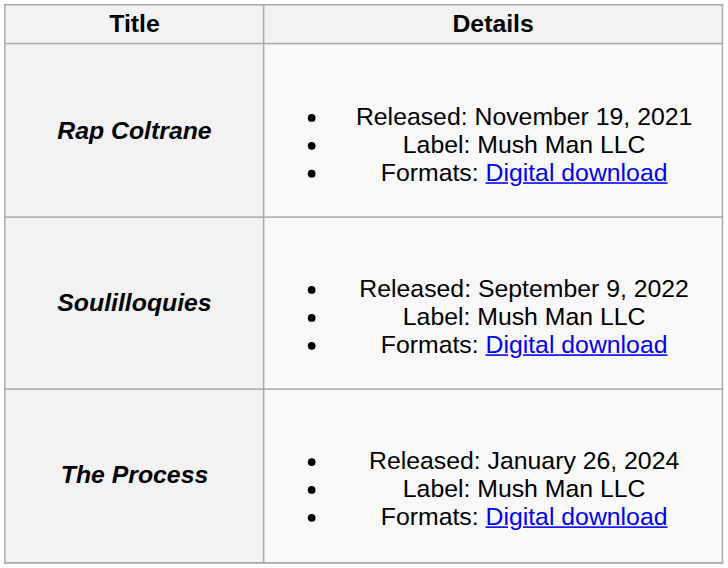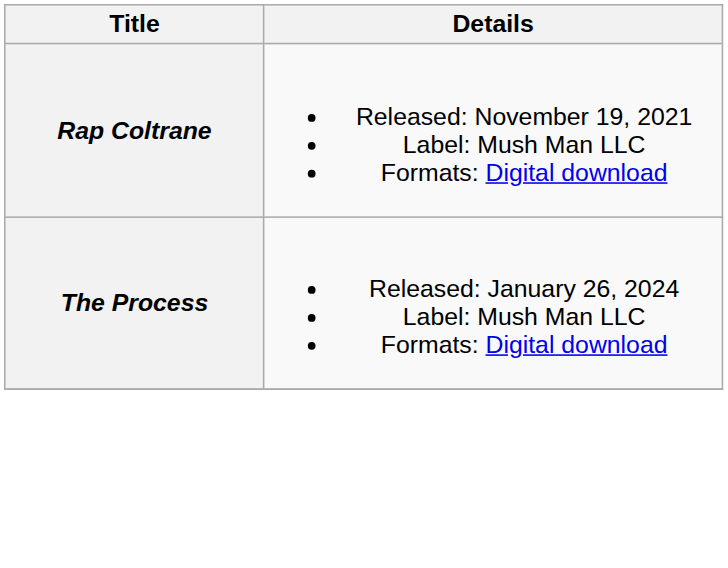- row: (134, 302)
